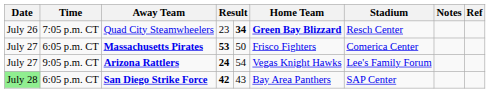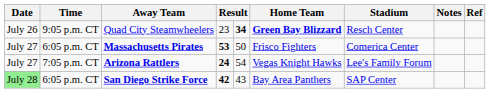(71, 29) 7:05 p.m. CT -> (71, 29) 9:05 p.m. CT
(71, 63) 9:05 p.m. CT -> (71, 63) 7:05 p.m. CT
